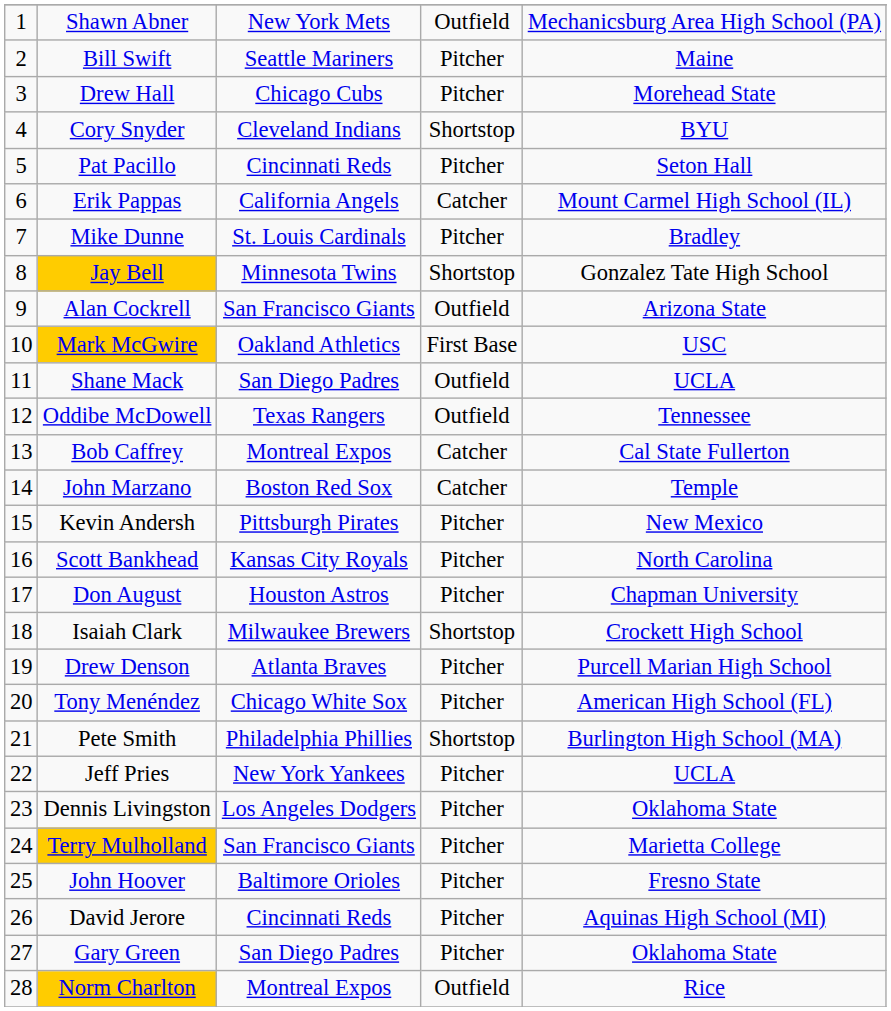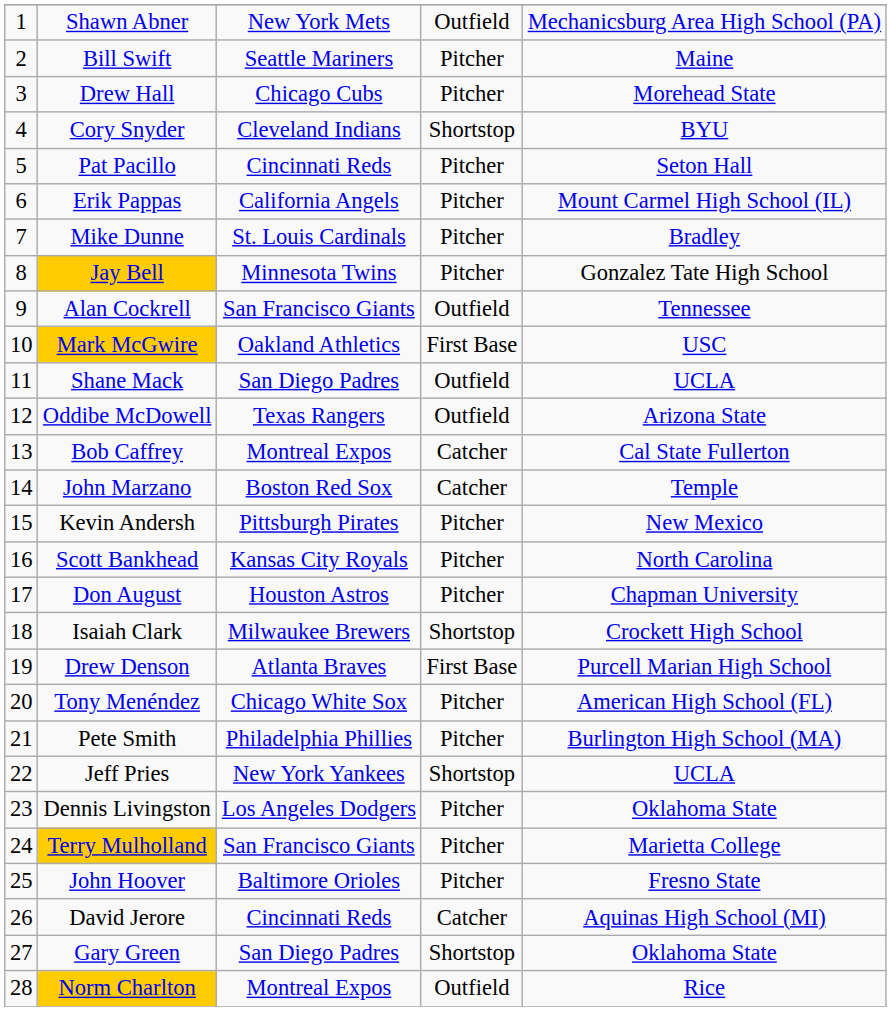(472, 201) Catcher -> (472, 201) Pitcher
(472, 272) Shortstop -> (472, 272) Pitcher
(704, 308) Arizona State -> (704, 308) Tennessee
(704, 415) Tennessee -> (704, 415) Arizona State
(472, 666) Pitcher -> (472, 666) First Base
(472, 737) Shortstop -> (472, 737) Pitcher
(472, 773) Pitcher -> (472, 773) Shortstop
(472, 916) Pitcher -> (472, 916) Catcher
(472, 952) Pitcher -> (472, 952) Shortstop
